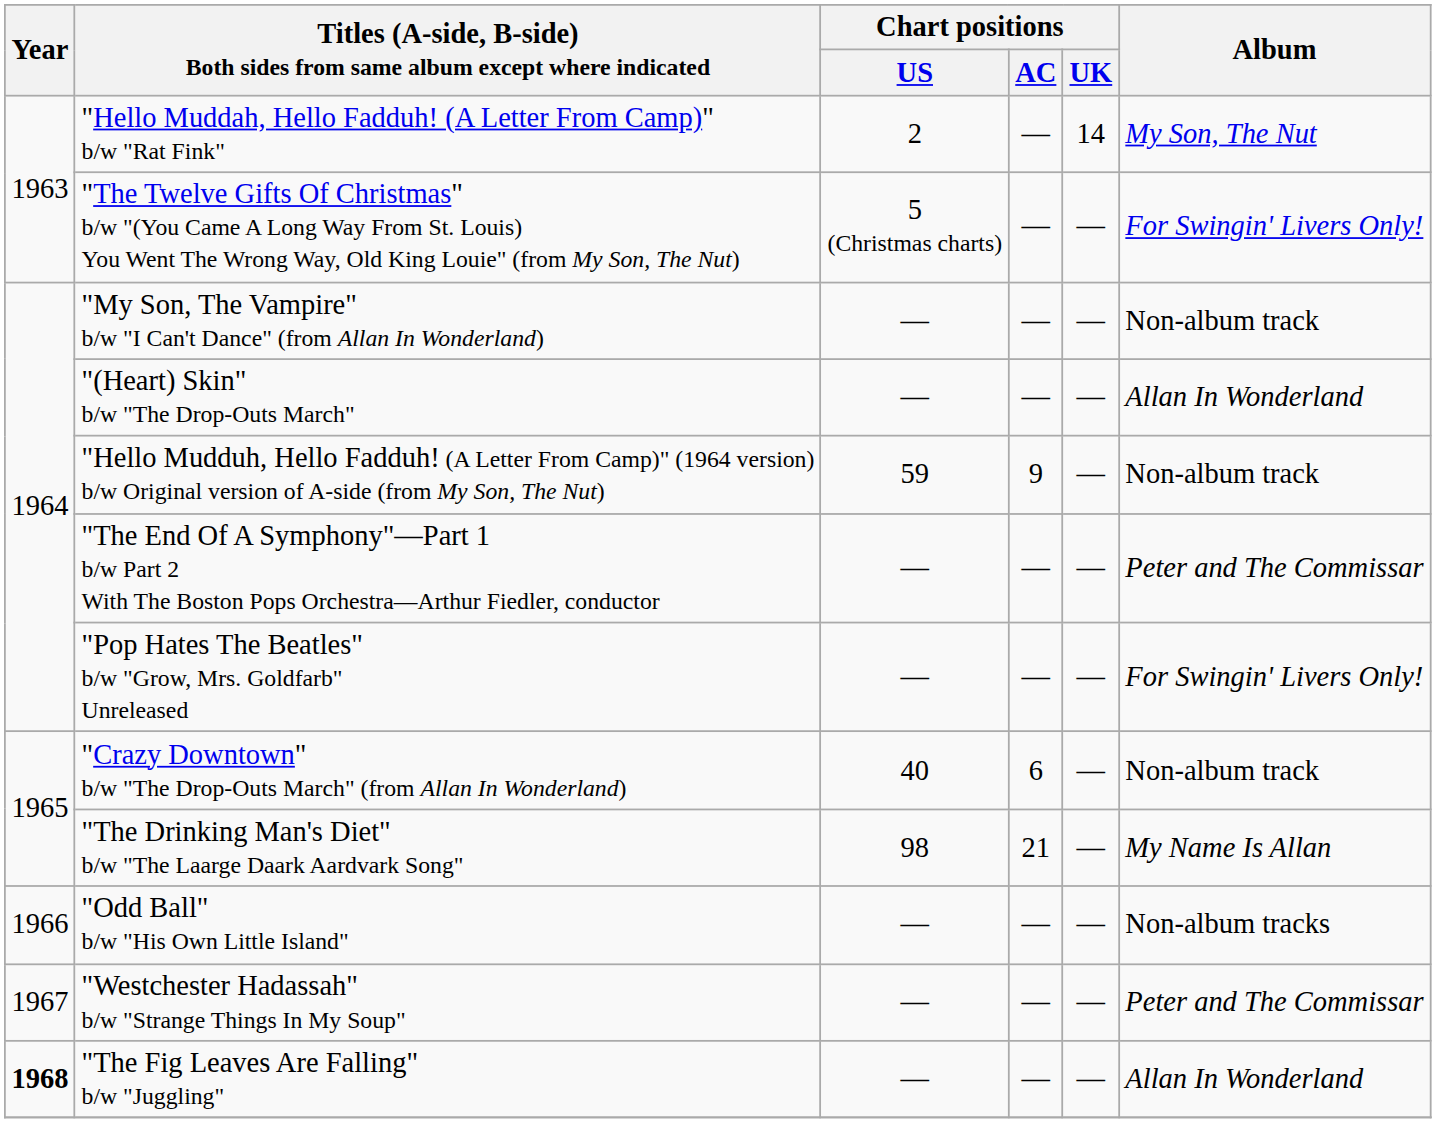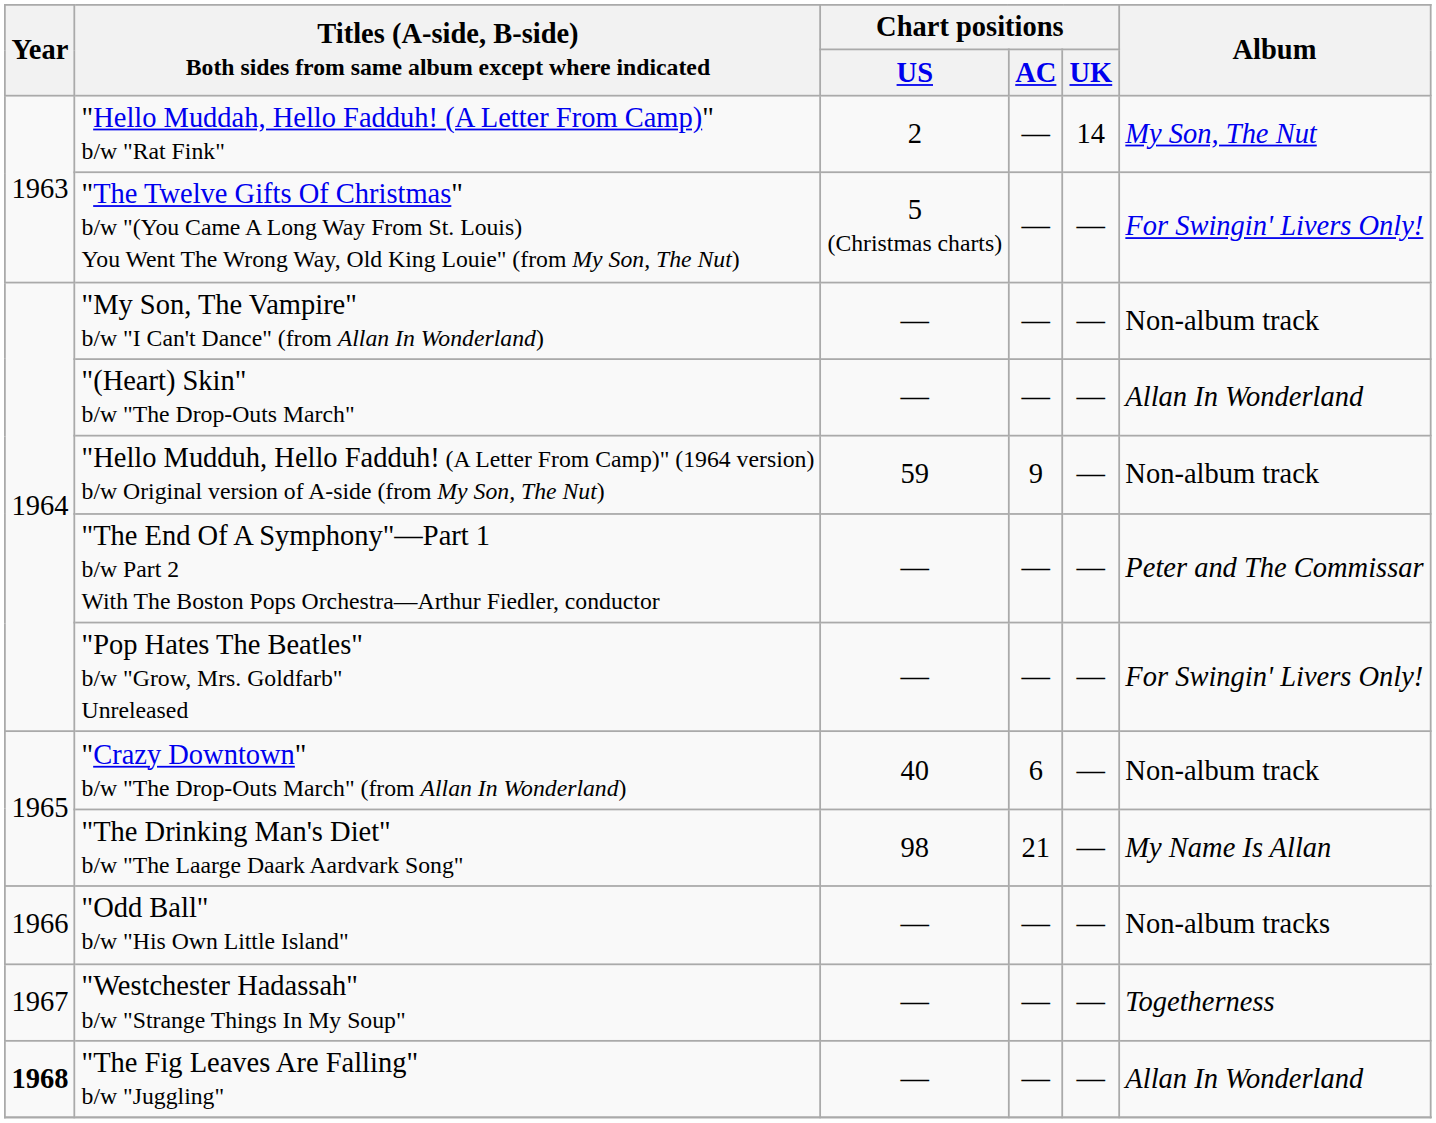(1274, 1001) Peter and The Commissar -> (1200, 1001) Togetherness
